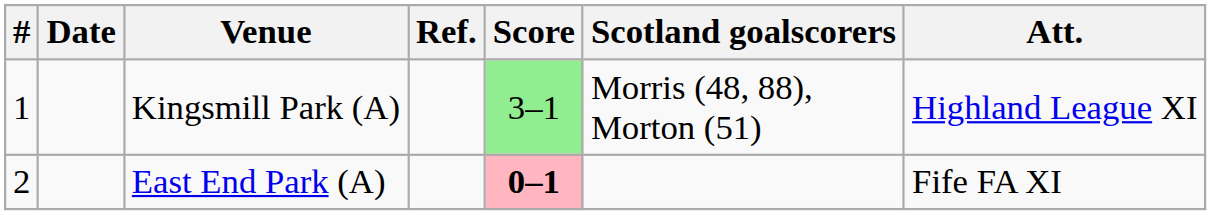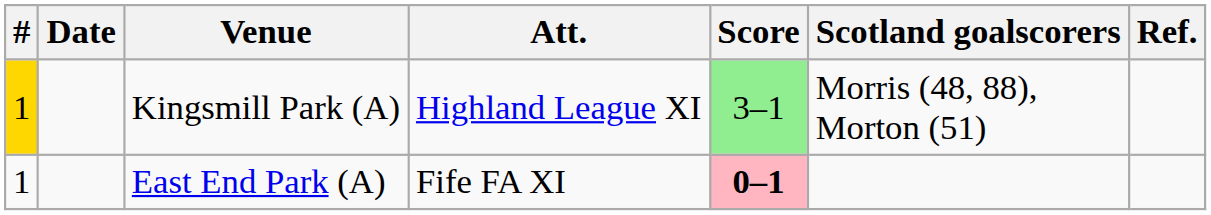columns swapped: (1055, 32) <-> (446, 32)
(22, 106) no background -> (22, 106) gold background
(22, 181) 2 -> (22, 181) 1
